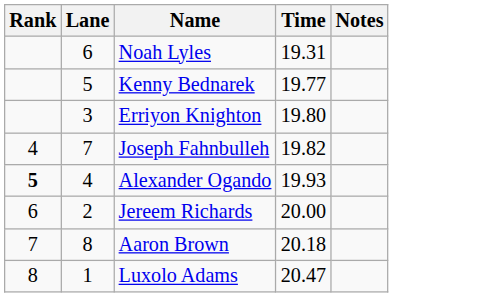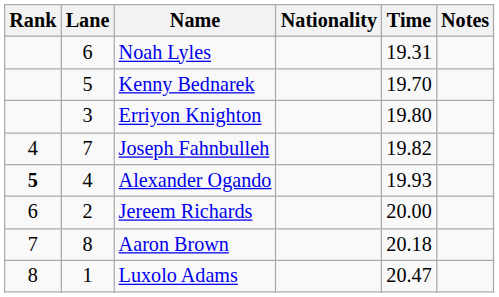+ column: (329, 20)
(303, 84) 19.77 -> (409, 84) 19.70
